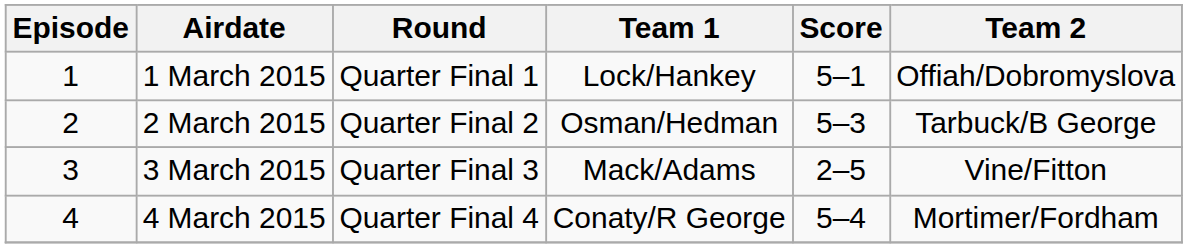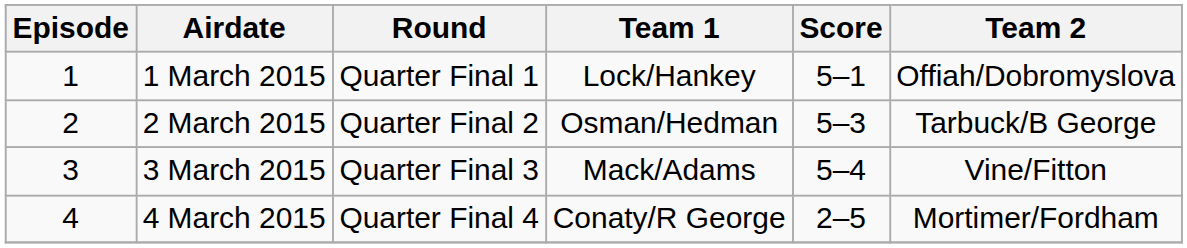(841, 170) 2–5 -> (841, 170) 5–4
(841, 218) 5–4 -> (841, 218) 2–5
